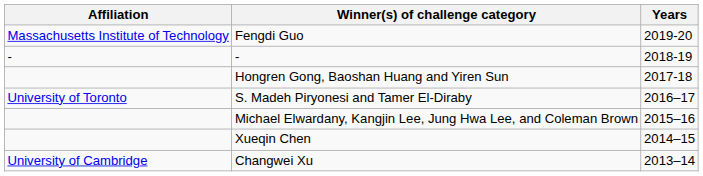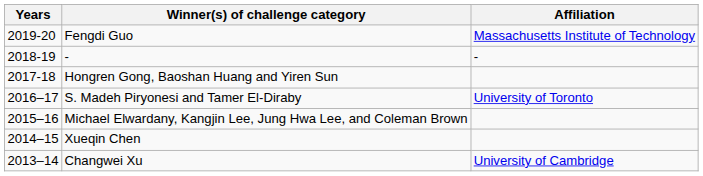columns swapped: (670, 14) <-> (118, 14)
